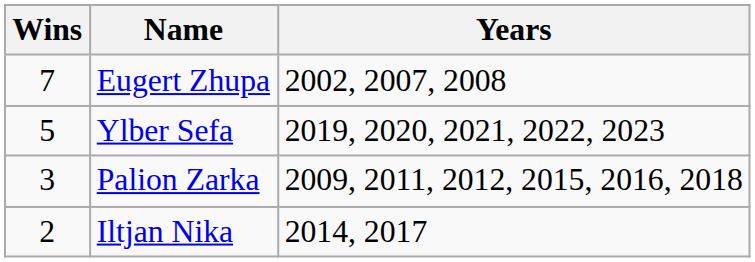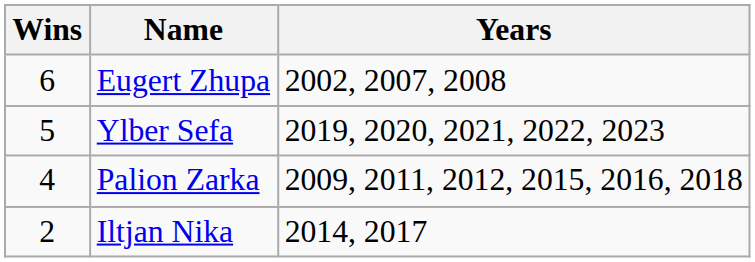(47, 79) 7 -> (47, 79) 6
(47, 180) 3 -> (47, 180) 4
